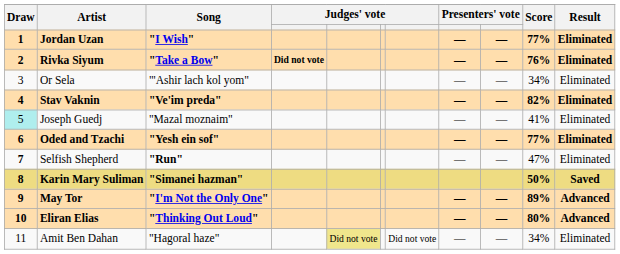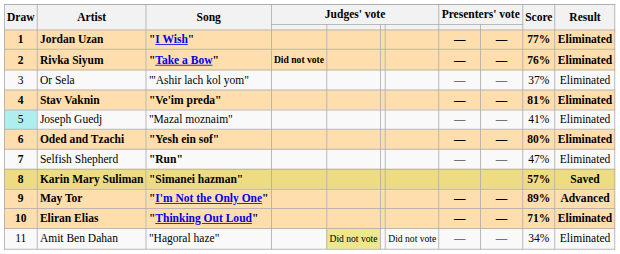(539, 80) 34% -> (539, 80) 37%
(539, 100) 82% -> (539, 100) 81%
(539, 140) 77% -> (539, 140) 80%
(539, 179) 50% -> (539, 179) 57%
(539, 219) 80% -> (539, 219) 71%
(585, 219) Advanced -> (585, 219) Eliminated
